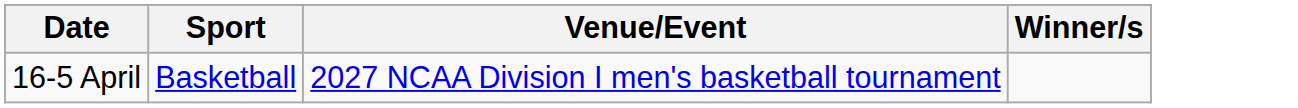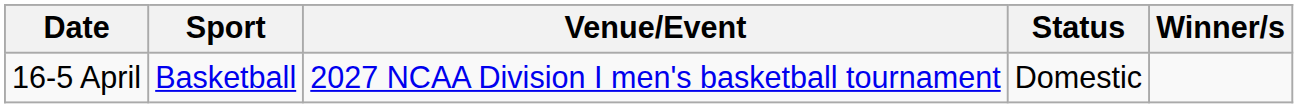+ column: (1078, 28)
